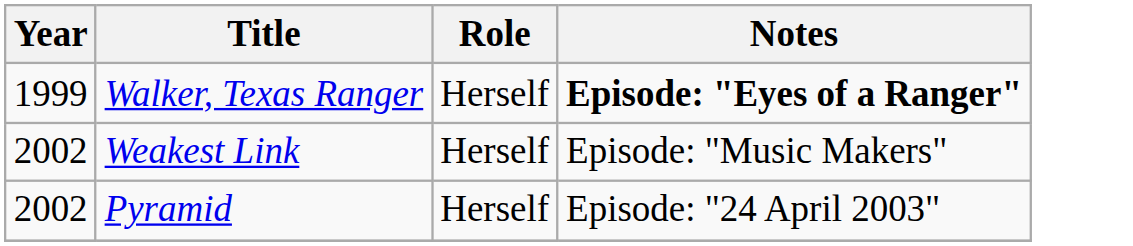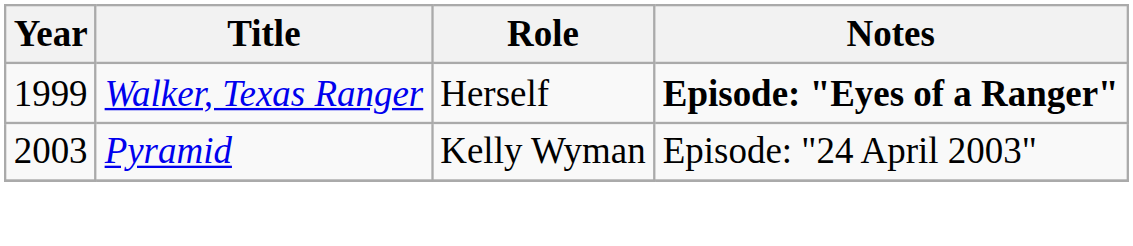- row: (202, 151)
(51, 209) 2002 -> (51, 151) 2003
(495, 209) Herself -> (543, 151) Kelly Wyman
